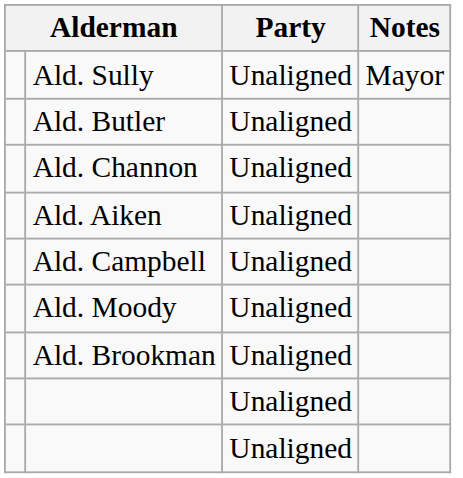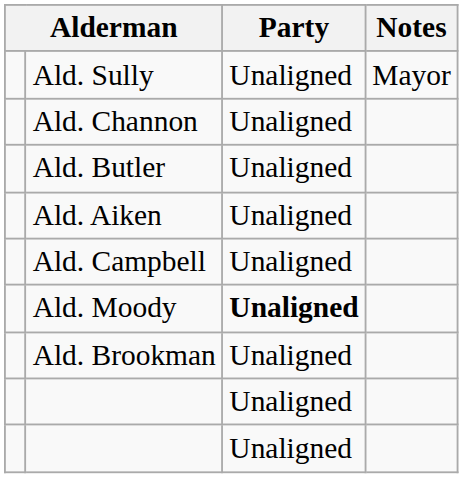rows swapped: (115, 167) <-> (99, 121)
(291, 307) normal -> (294, 307) bold
